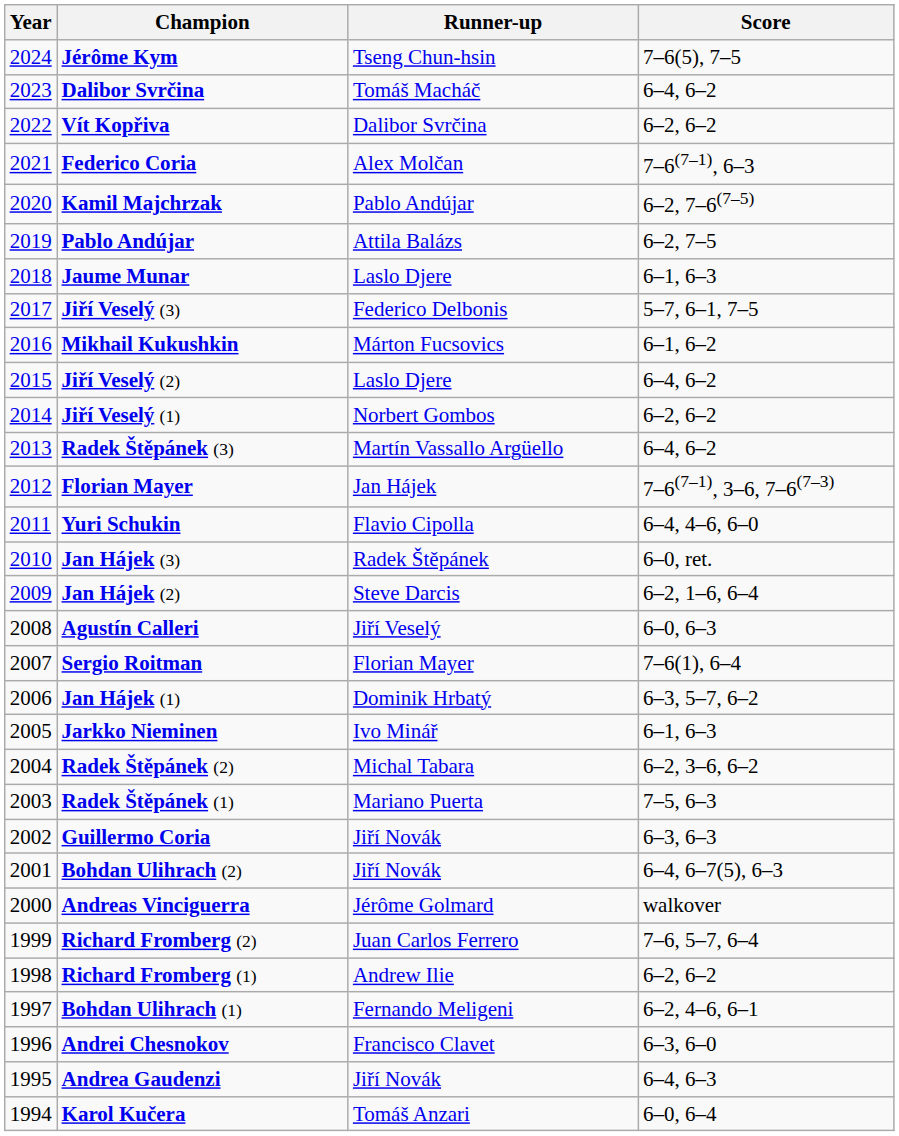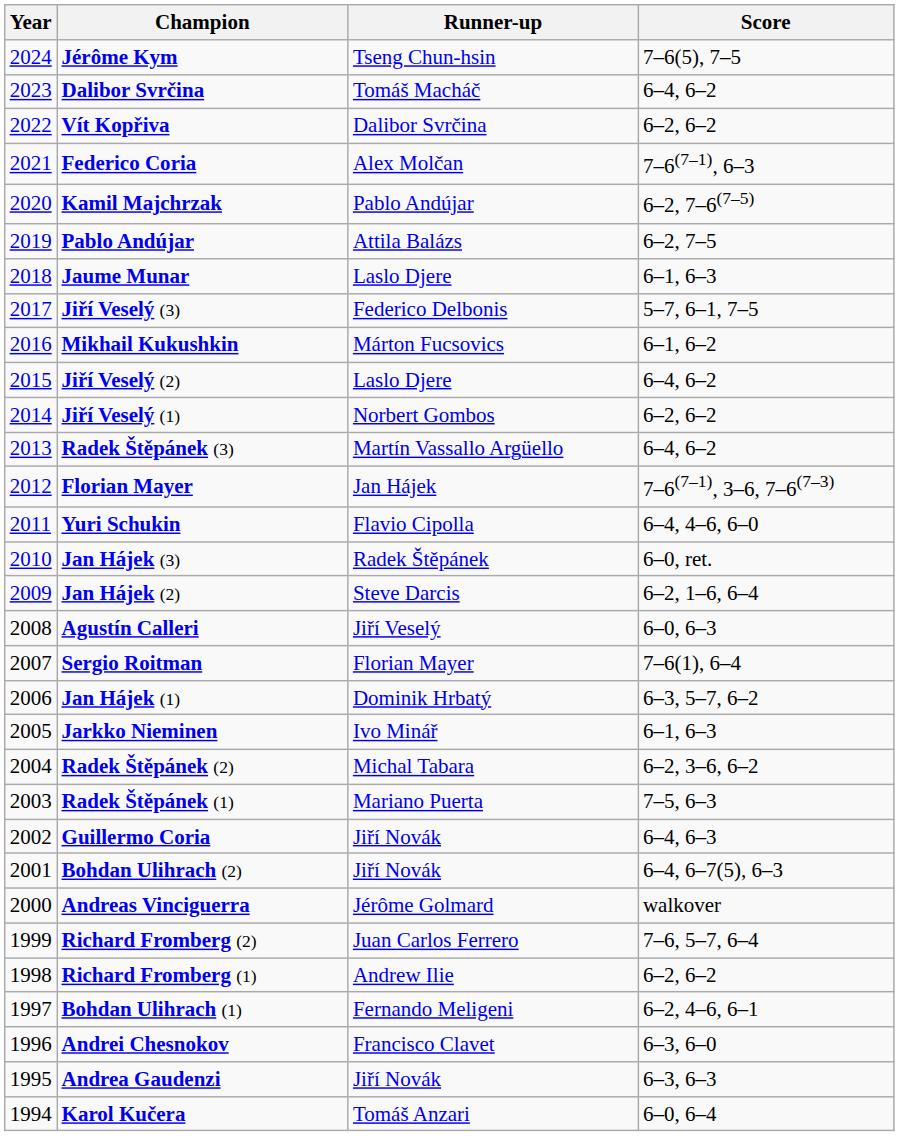(680, 836) 6–3, 6–3 -> (680, 836) 6–4, 6–3
(680, 1079) 6–4, 6–3 -> (680, 1079) 6–3, 6–3
